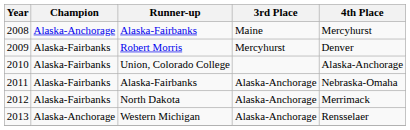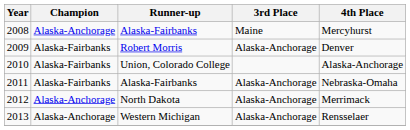(260, 47) Mercyhurst -> (276, 47) Alaska-Anchorage
(72, 99) Alaska-Fairbanks -> (74, 99) Alaska-Anchorage
